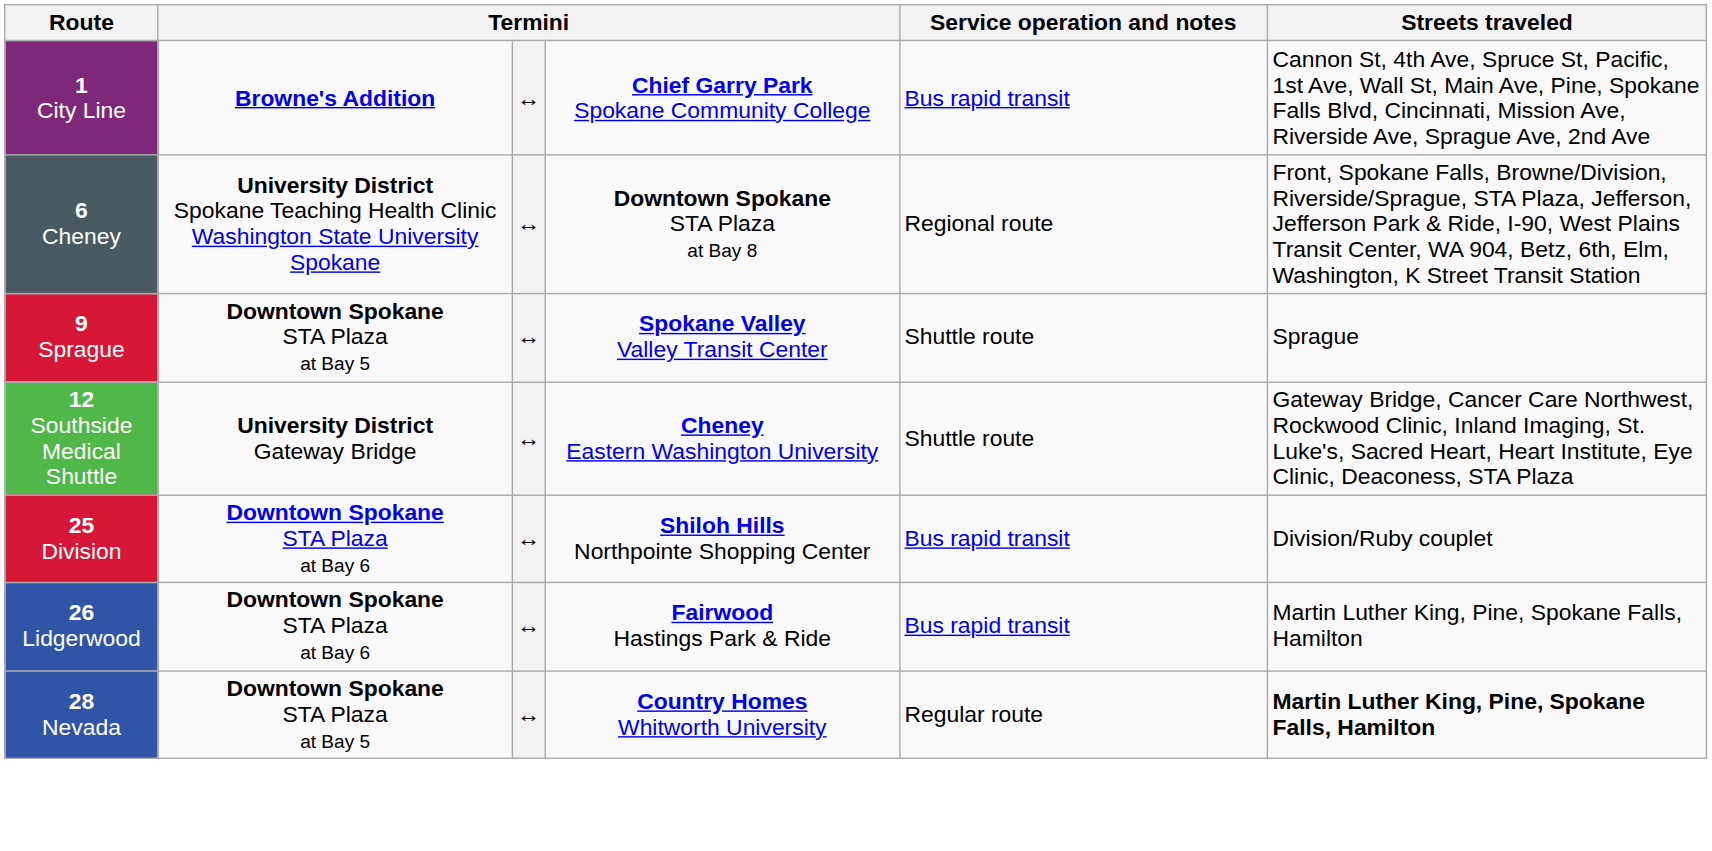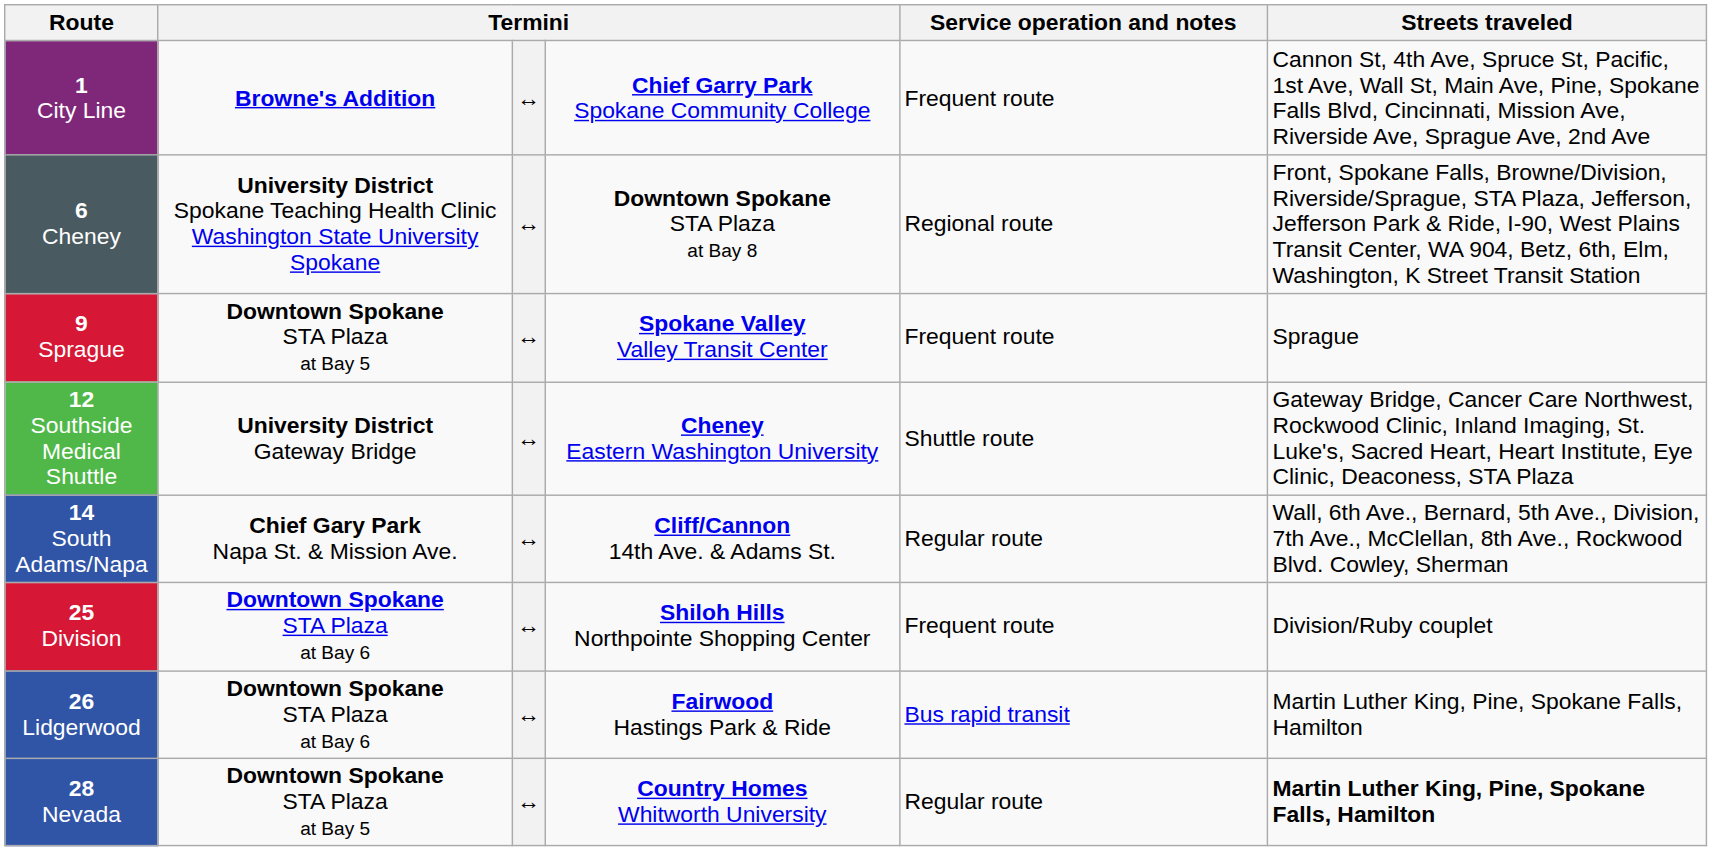(987, 97) Bus rapid transit -> (979, 97) Frequent route
(969, 337) Shuttle route -> (979, 337) Frequent route
+ row: (81, 539)
(987, 538) Bus rapid transit -> (979, 626) Frequent route
